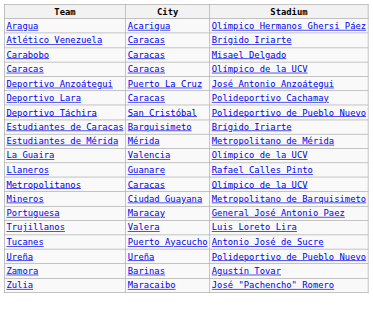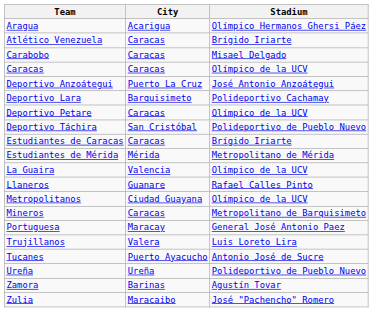(146, 98) Caracas -> (160, 98) Barquisimeto
+ row: (49, 112)
(160, 127) Barquisimeto -> (146, 141) Caracas
(146, 184) Caracas -> (165, 199) Ciudad Guayana
(165, 199) Ciudad Guayana -> (146, 213) Caracas
